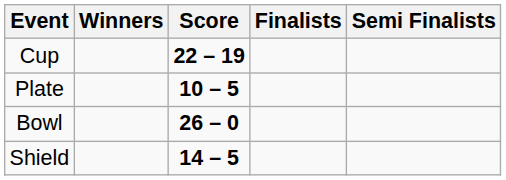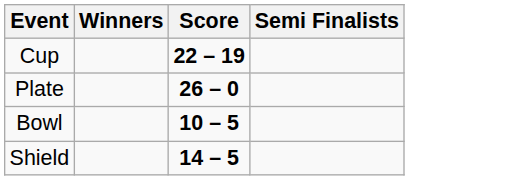- column: (298, 21)
(209, 89) 10 – 5 -> (209, 89) 26 – 0
(209, 123) 26 – 0 -> (209, 123) 10 – 5
